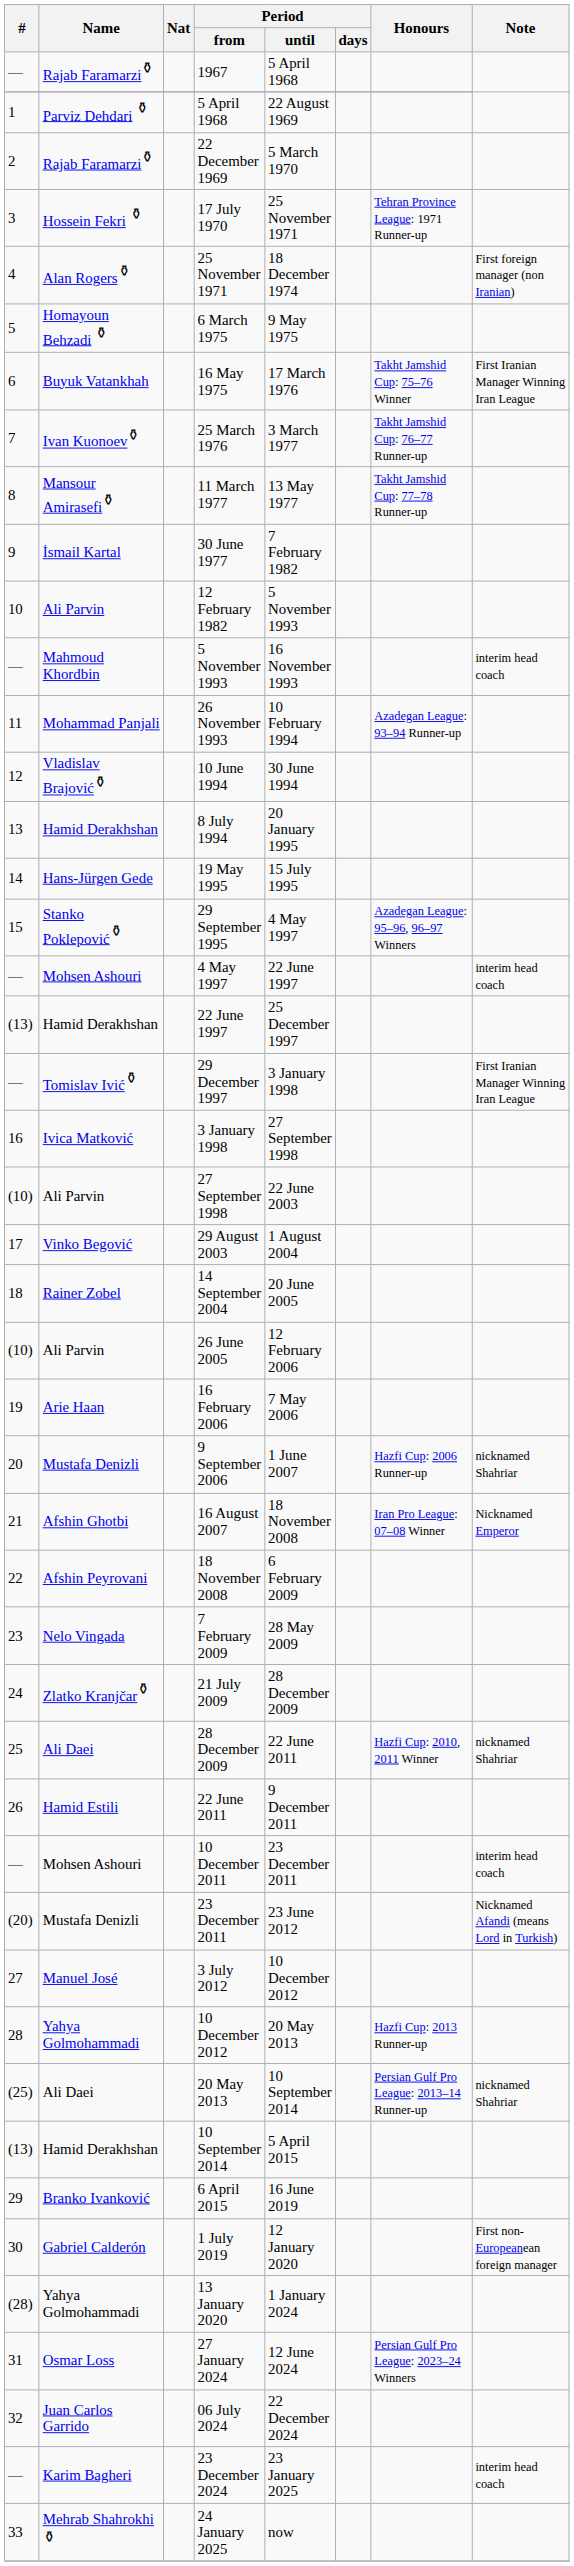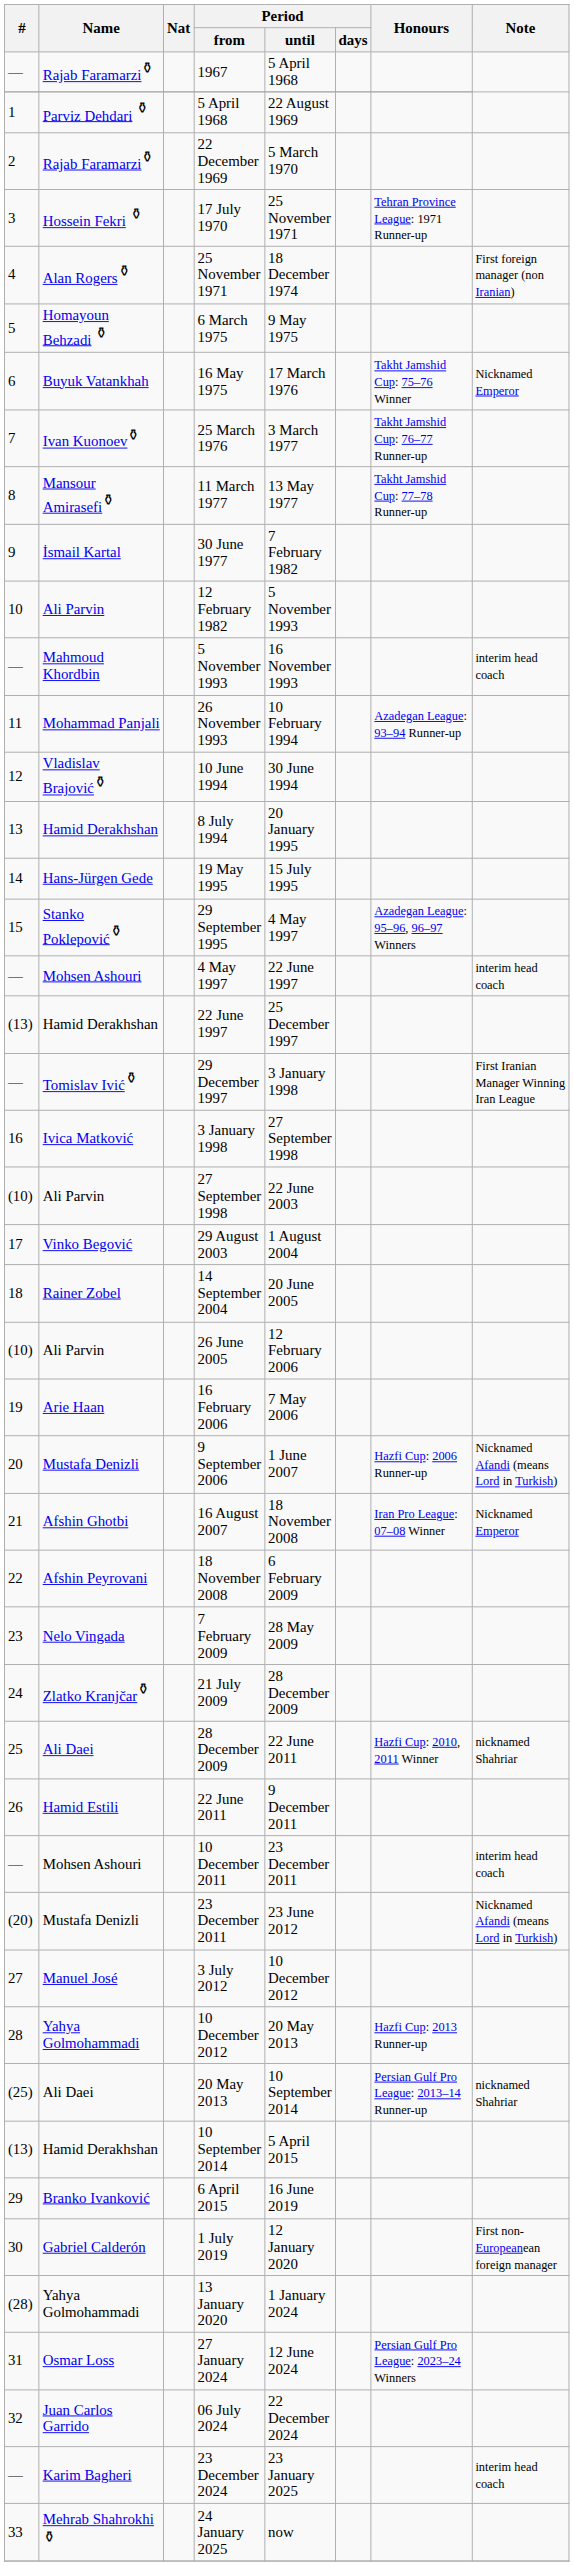(520, 382) First Iranian Manager Winning Iran League -> (504, 382) Nicknamed Emperor
(503, 1465) nicknamed Shahriar -> (516, 1465) Nicknamed Afandi (means Lord in Turkish)
